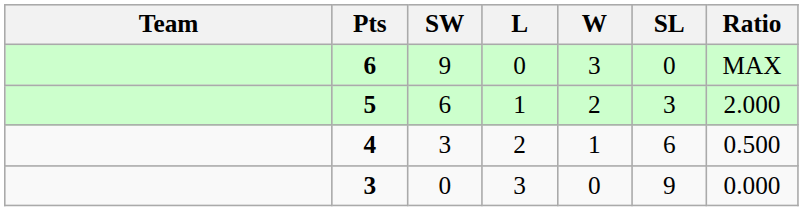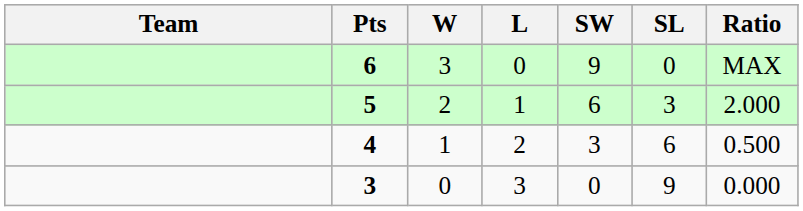columns swapped: (594, 24) <-> (445, 24)
